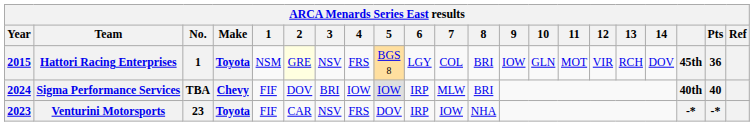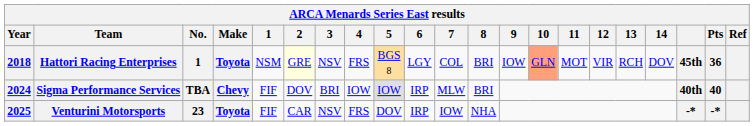(19, 62) 2015 -> (19, 62) 2018
(543, 62) no background -> (543, 62) lightsalmon background
(19, 110) 2023 -> (19, 110) 2025
